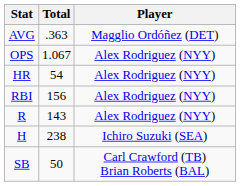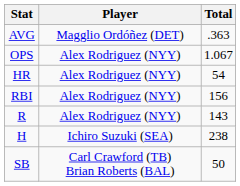columns swapped: (155, 14) <-> (56, 14)
